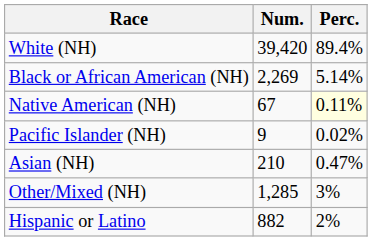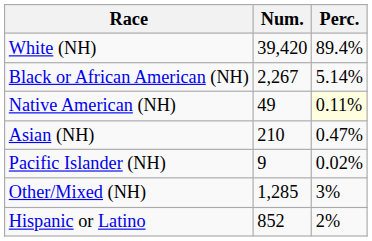(278, 76) 2,269 -> (278, 76) 2,267
(266, 105) 67 -> (266, 105) 49
rows swapped: (52, 163) <-> (87, 134)
(271, 221) 882 -> (271, 221) 852
